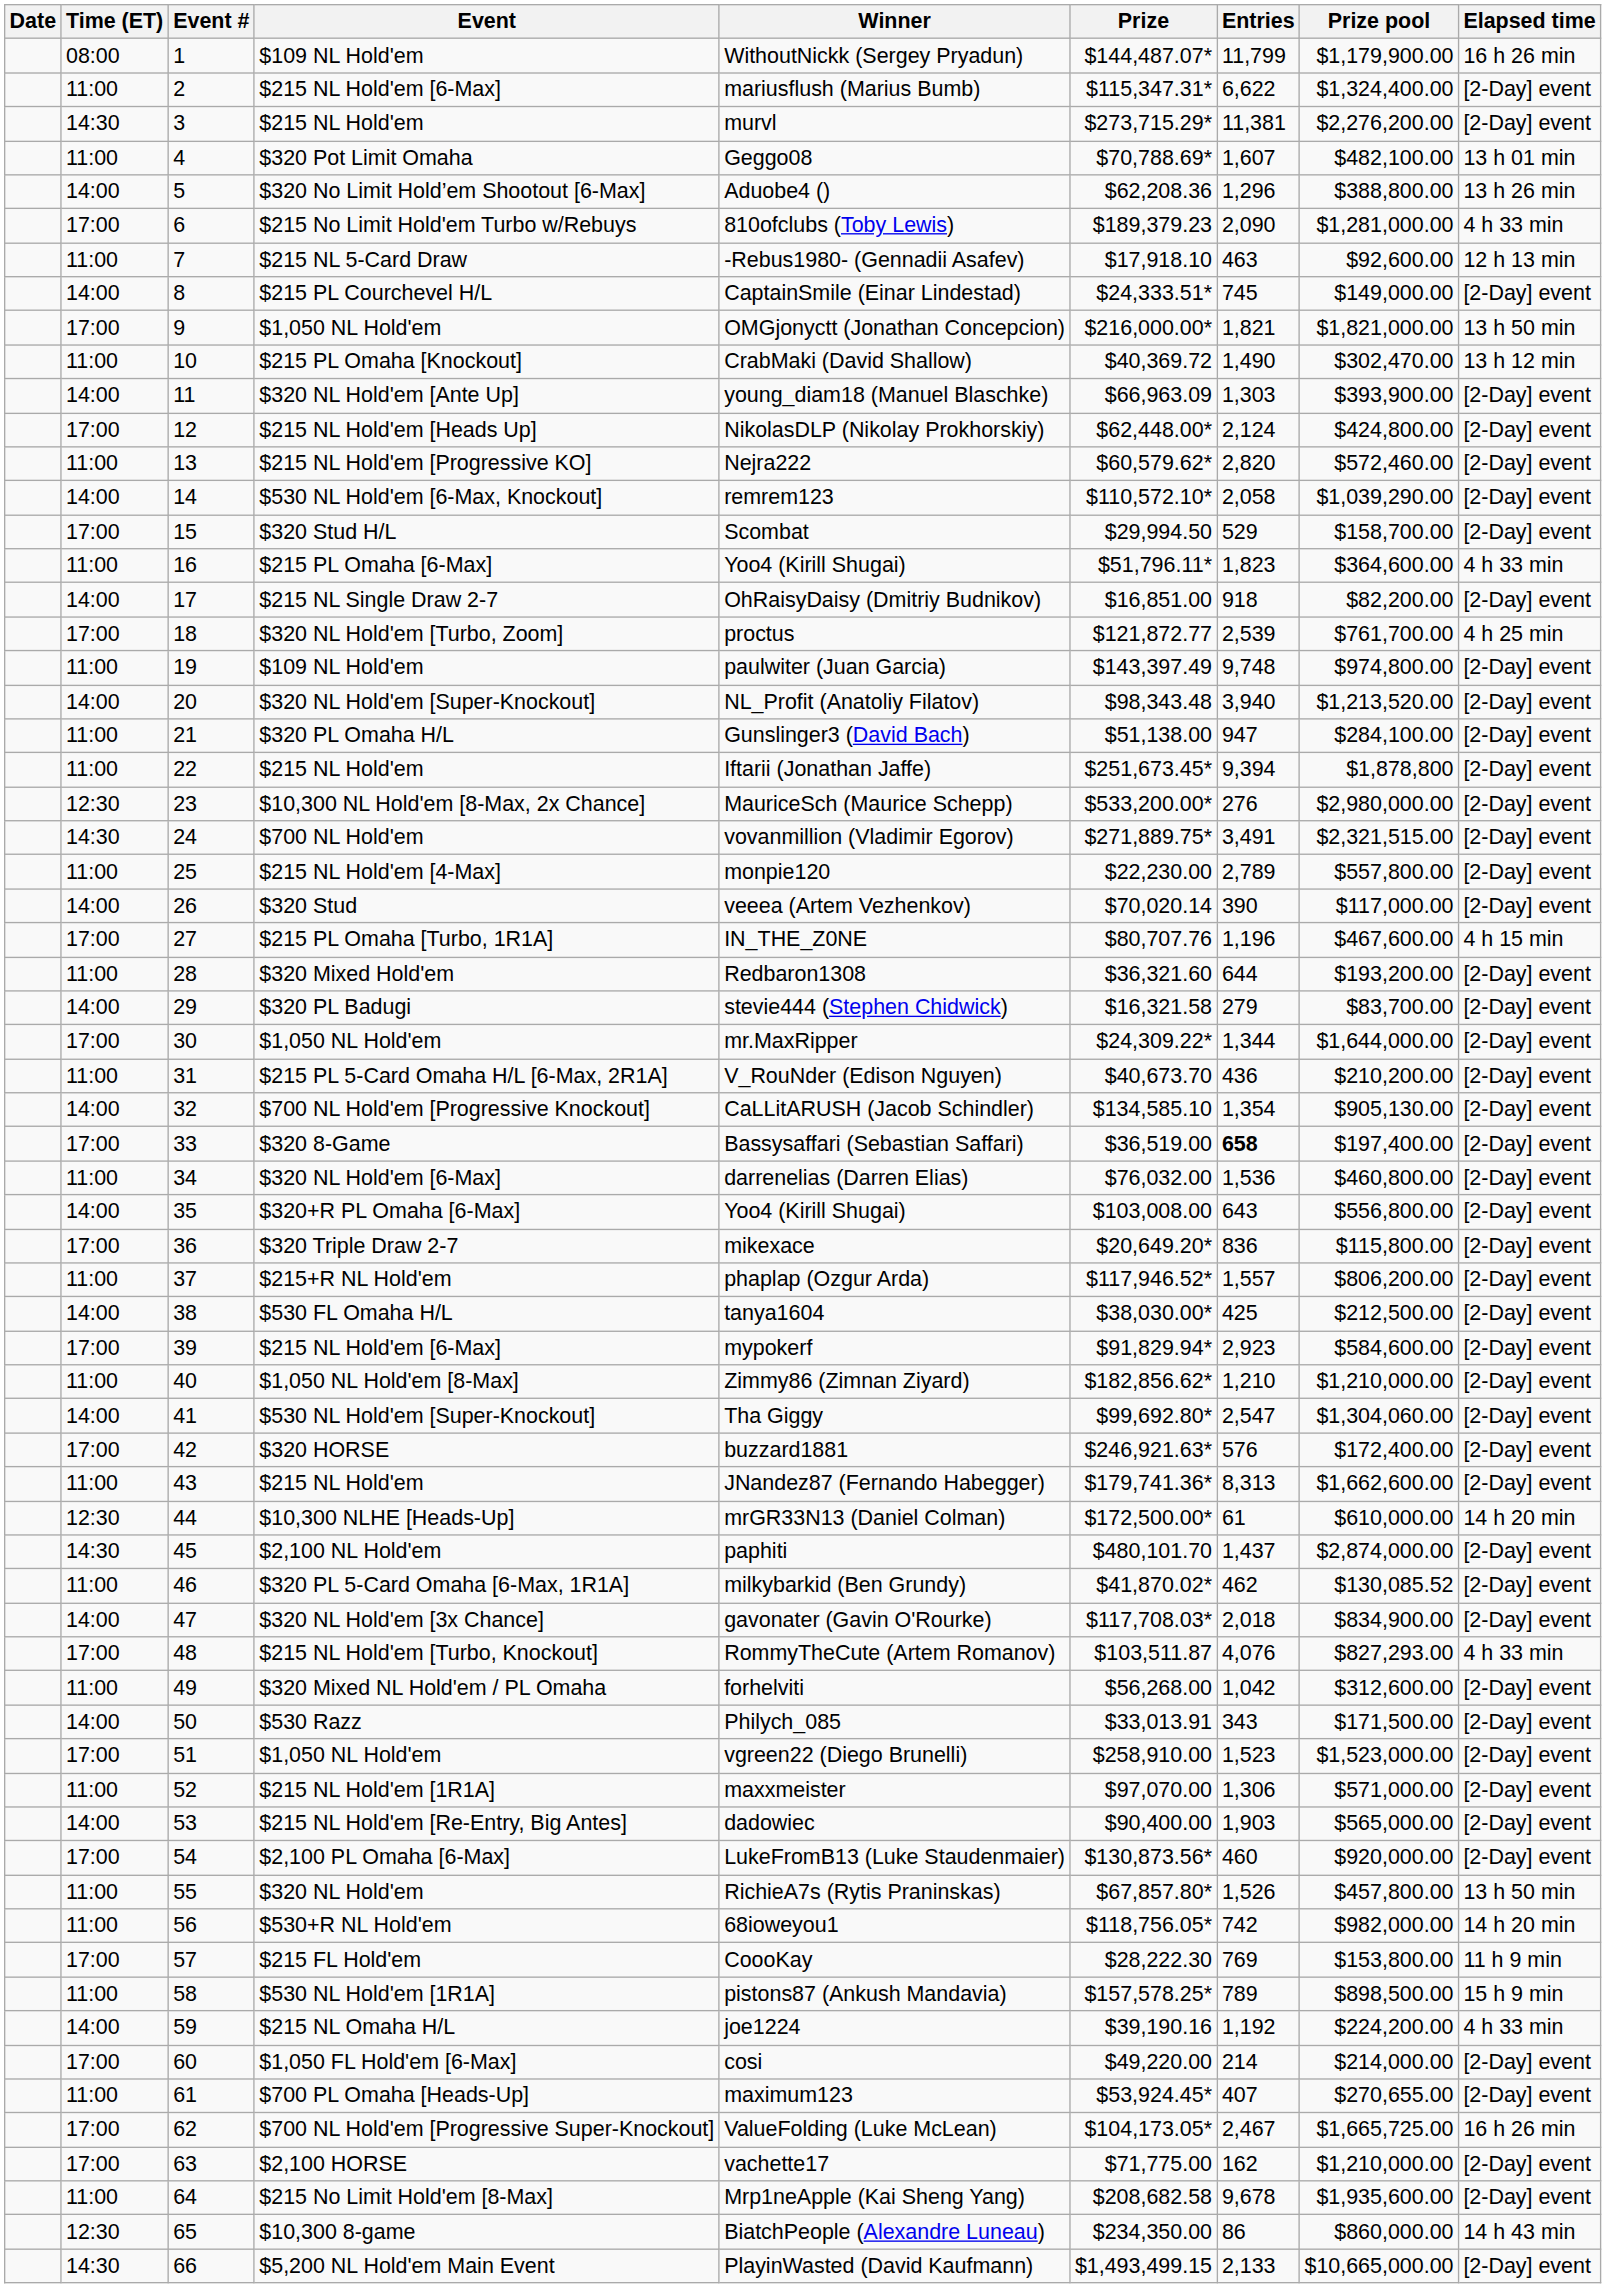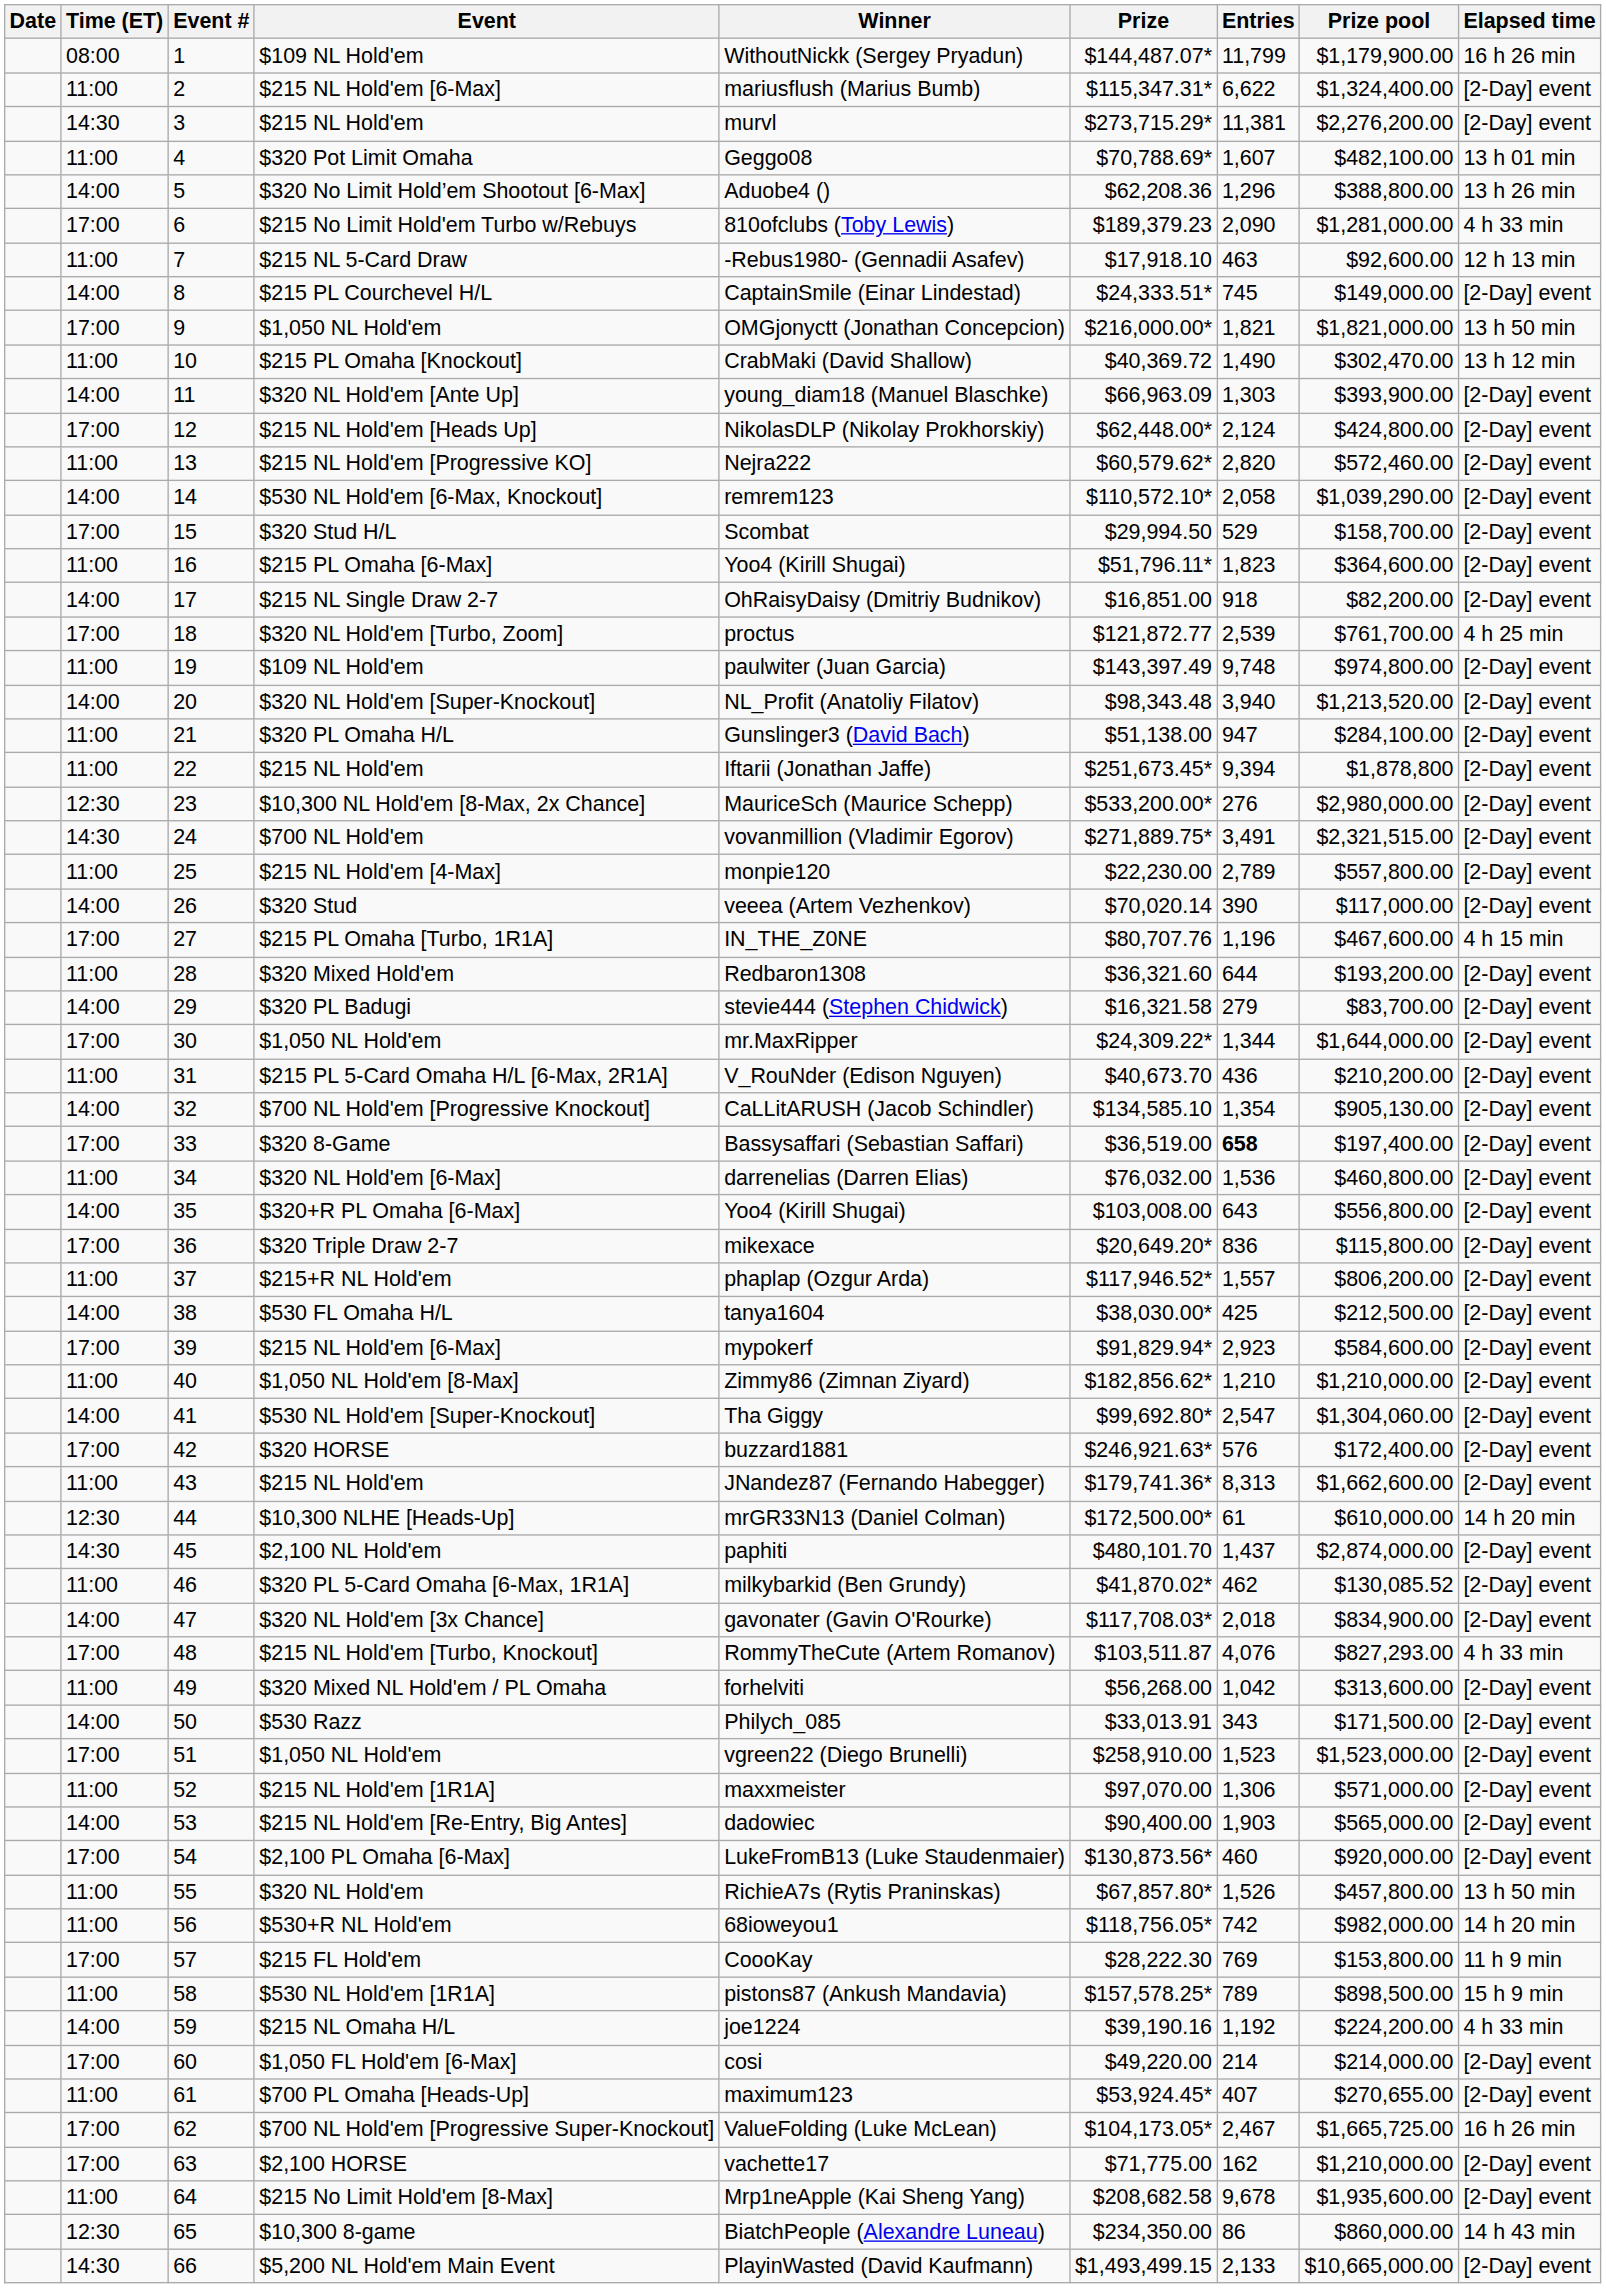(1513, 565) 4 h 33 min -> (1527, 565) [2-Day] event
(1394, 1687) $312,600.00 -> (1394, 1687) $313,600.00
